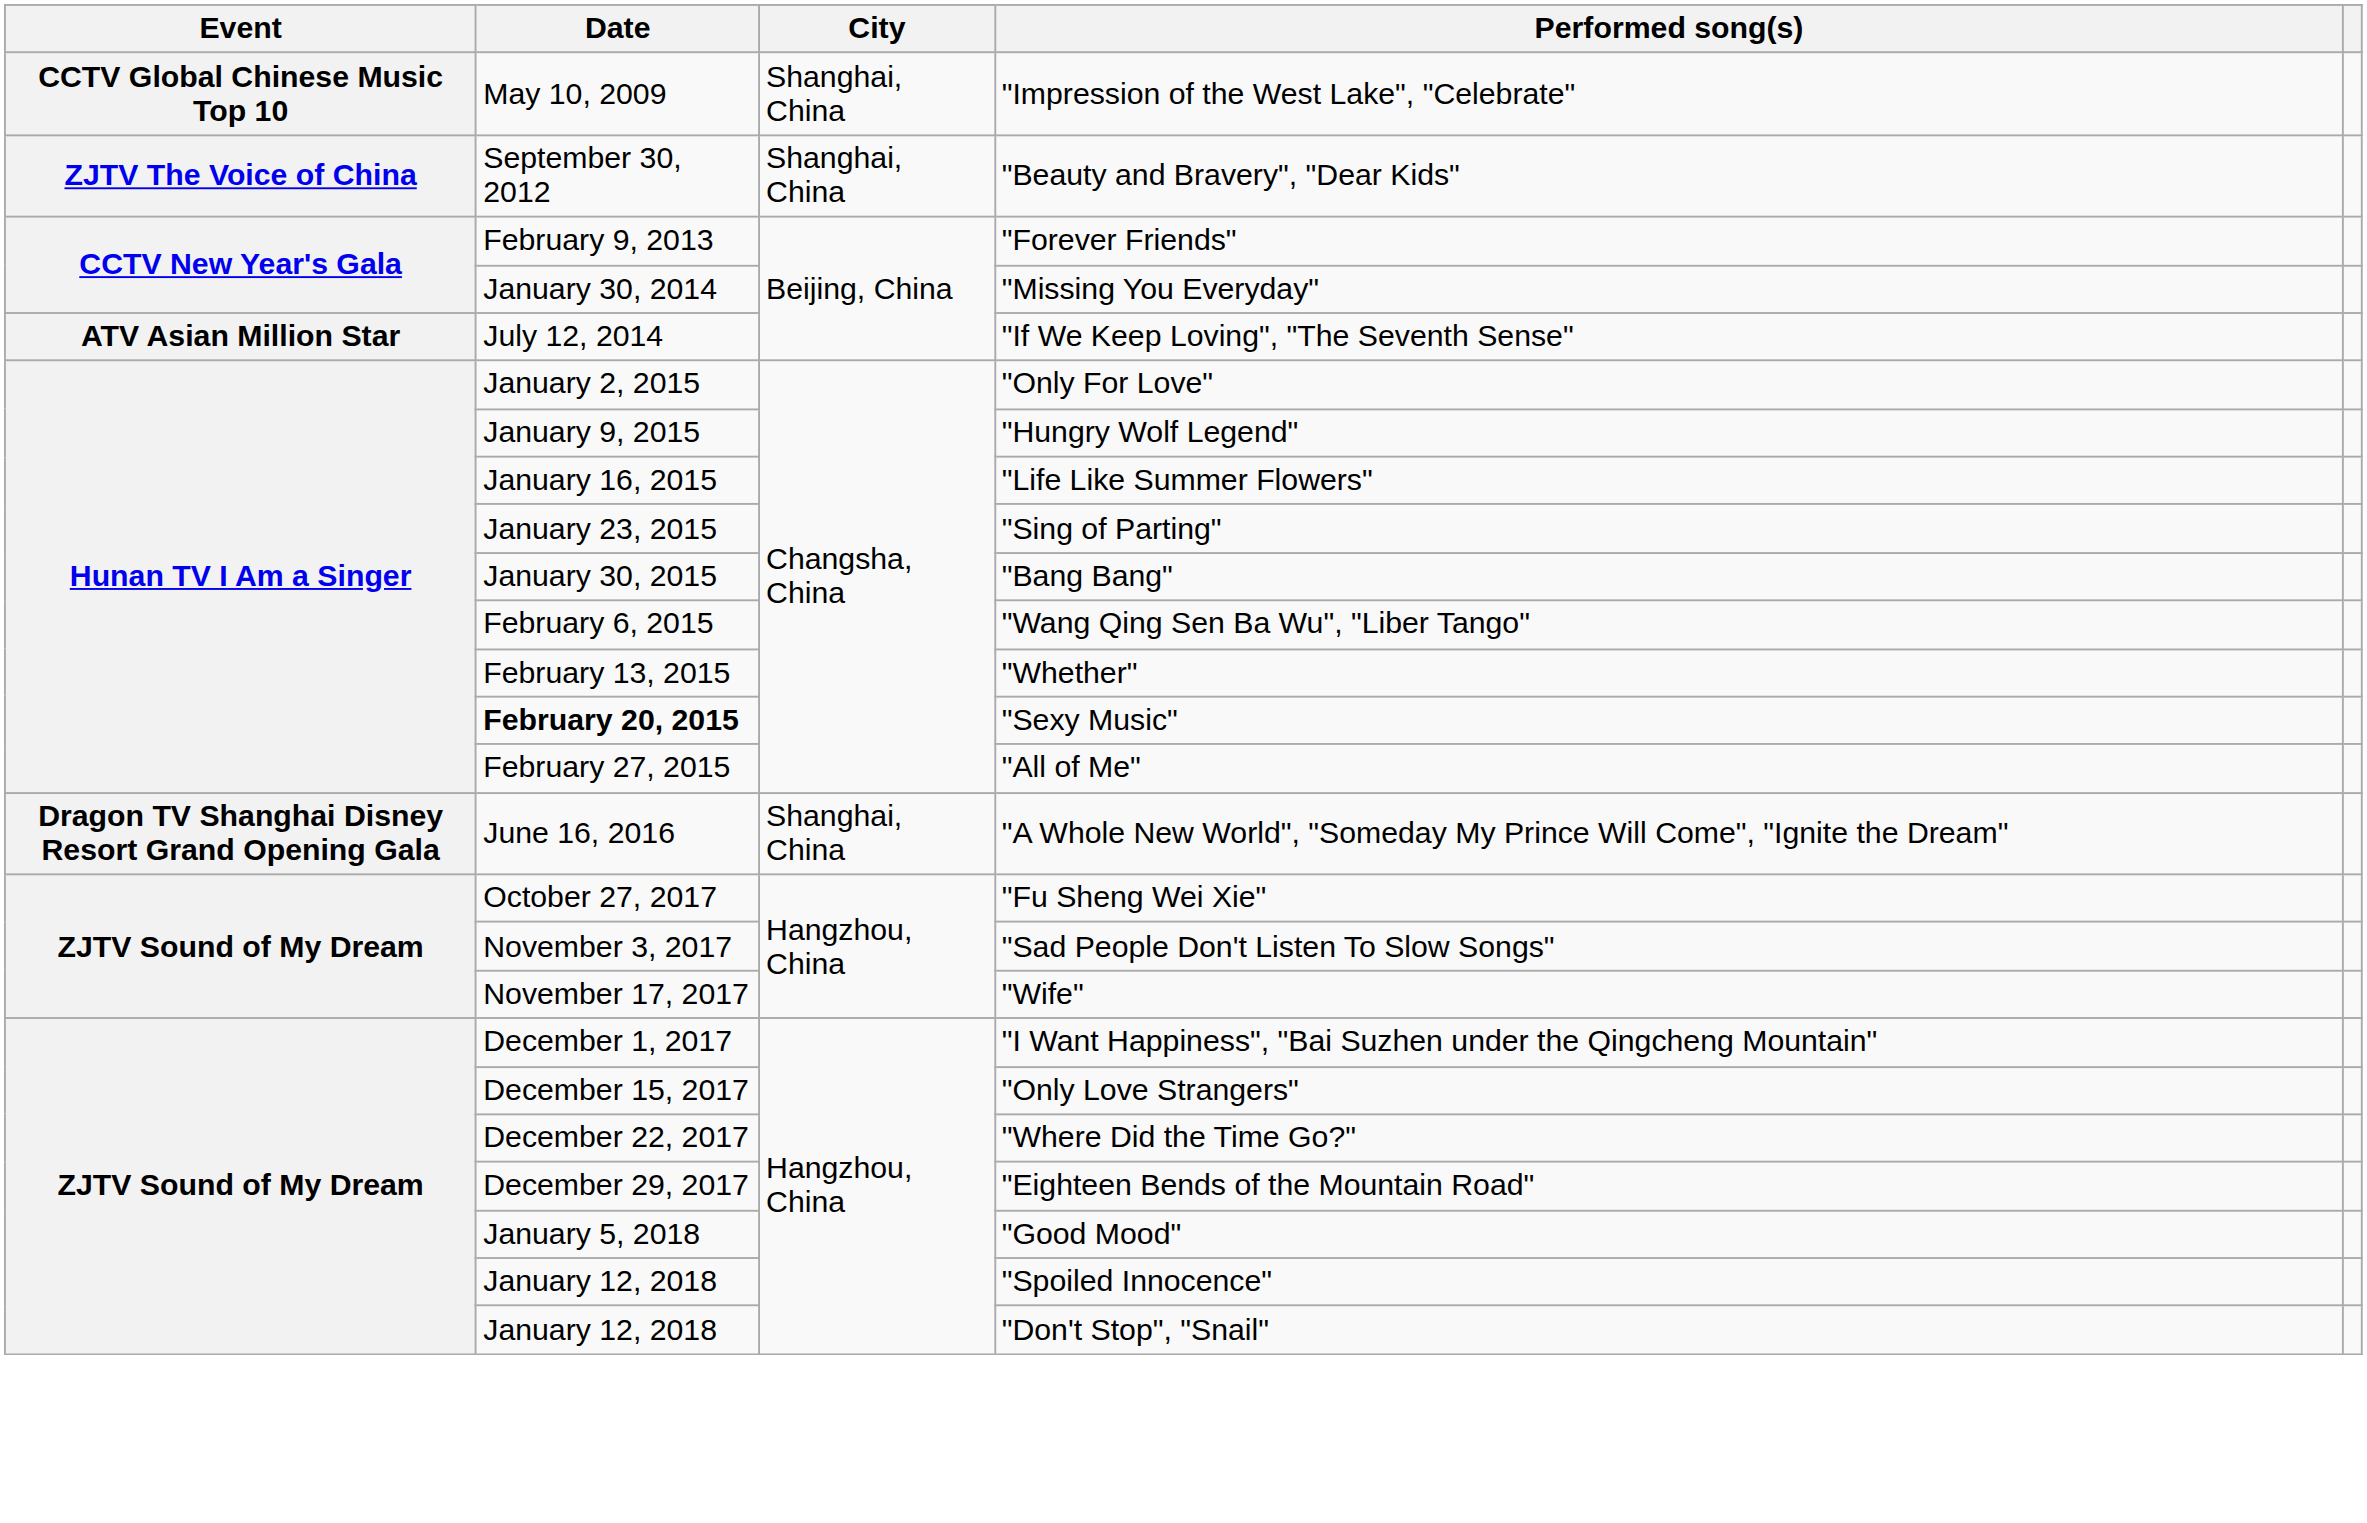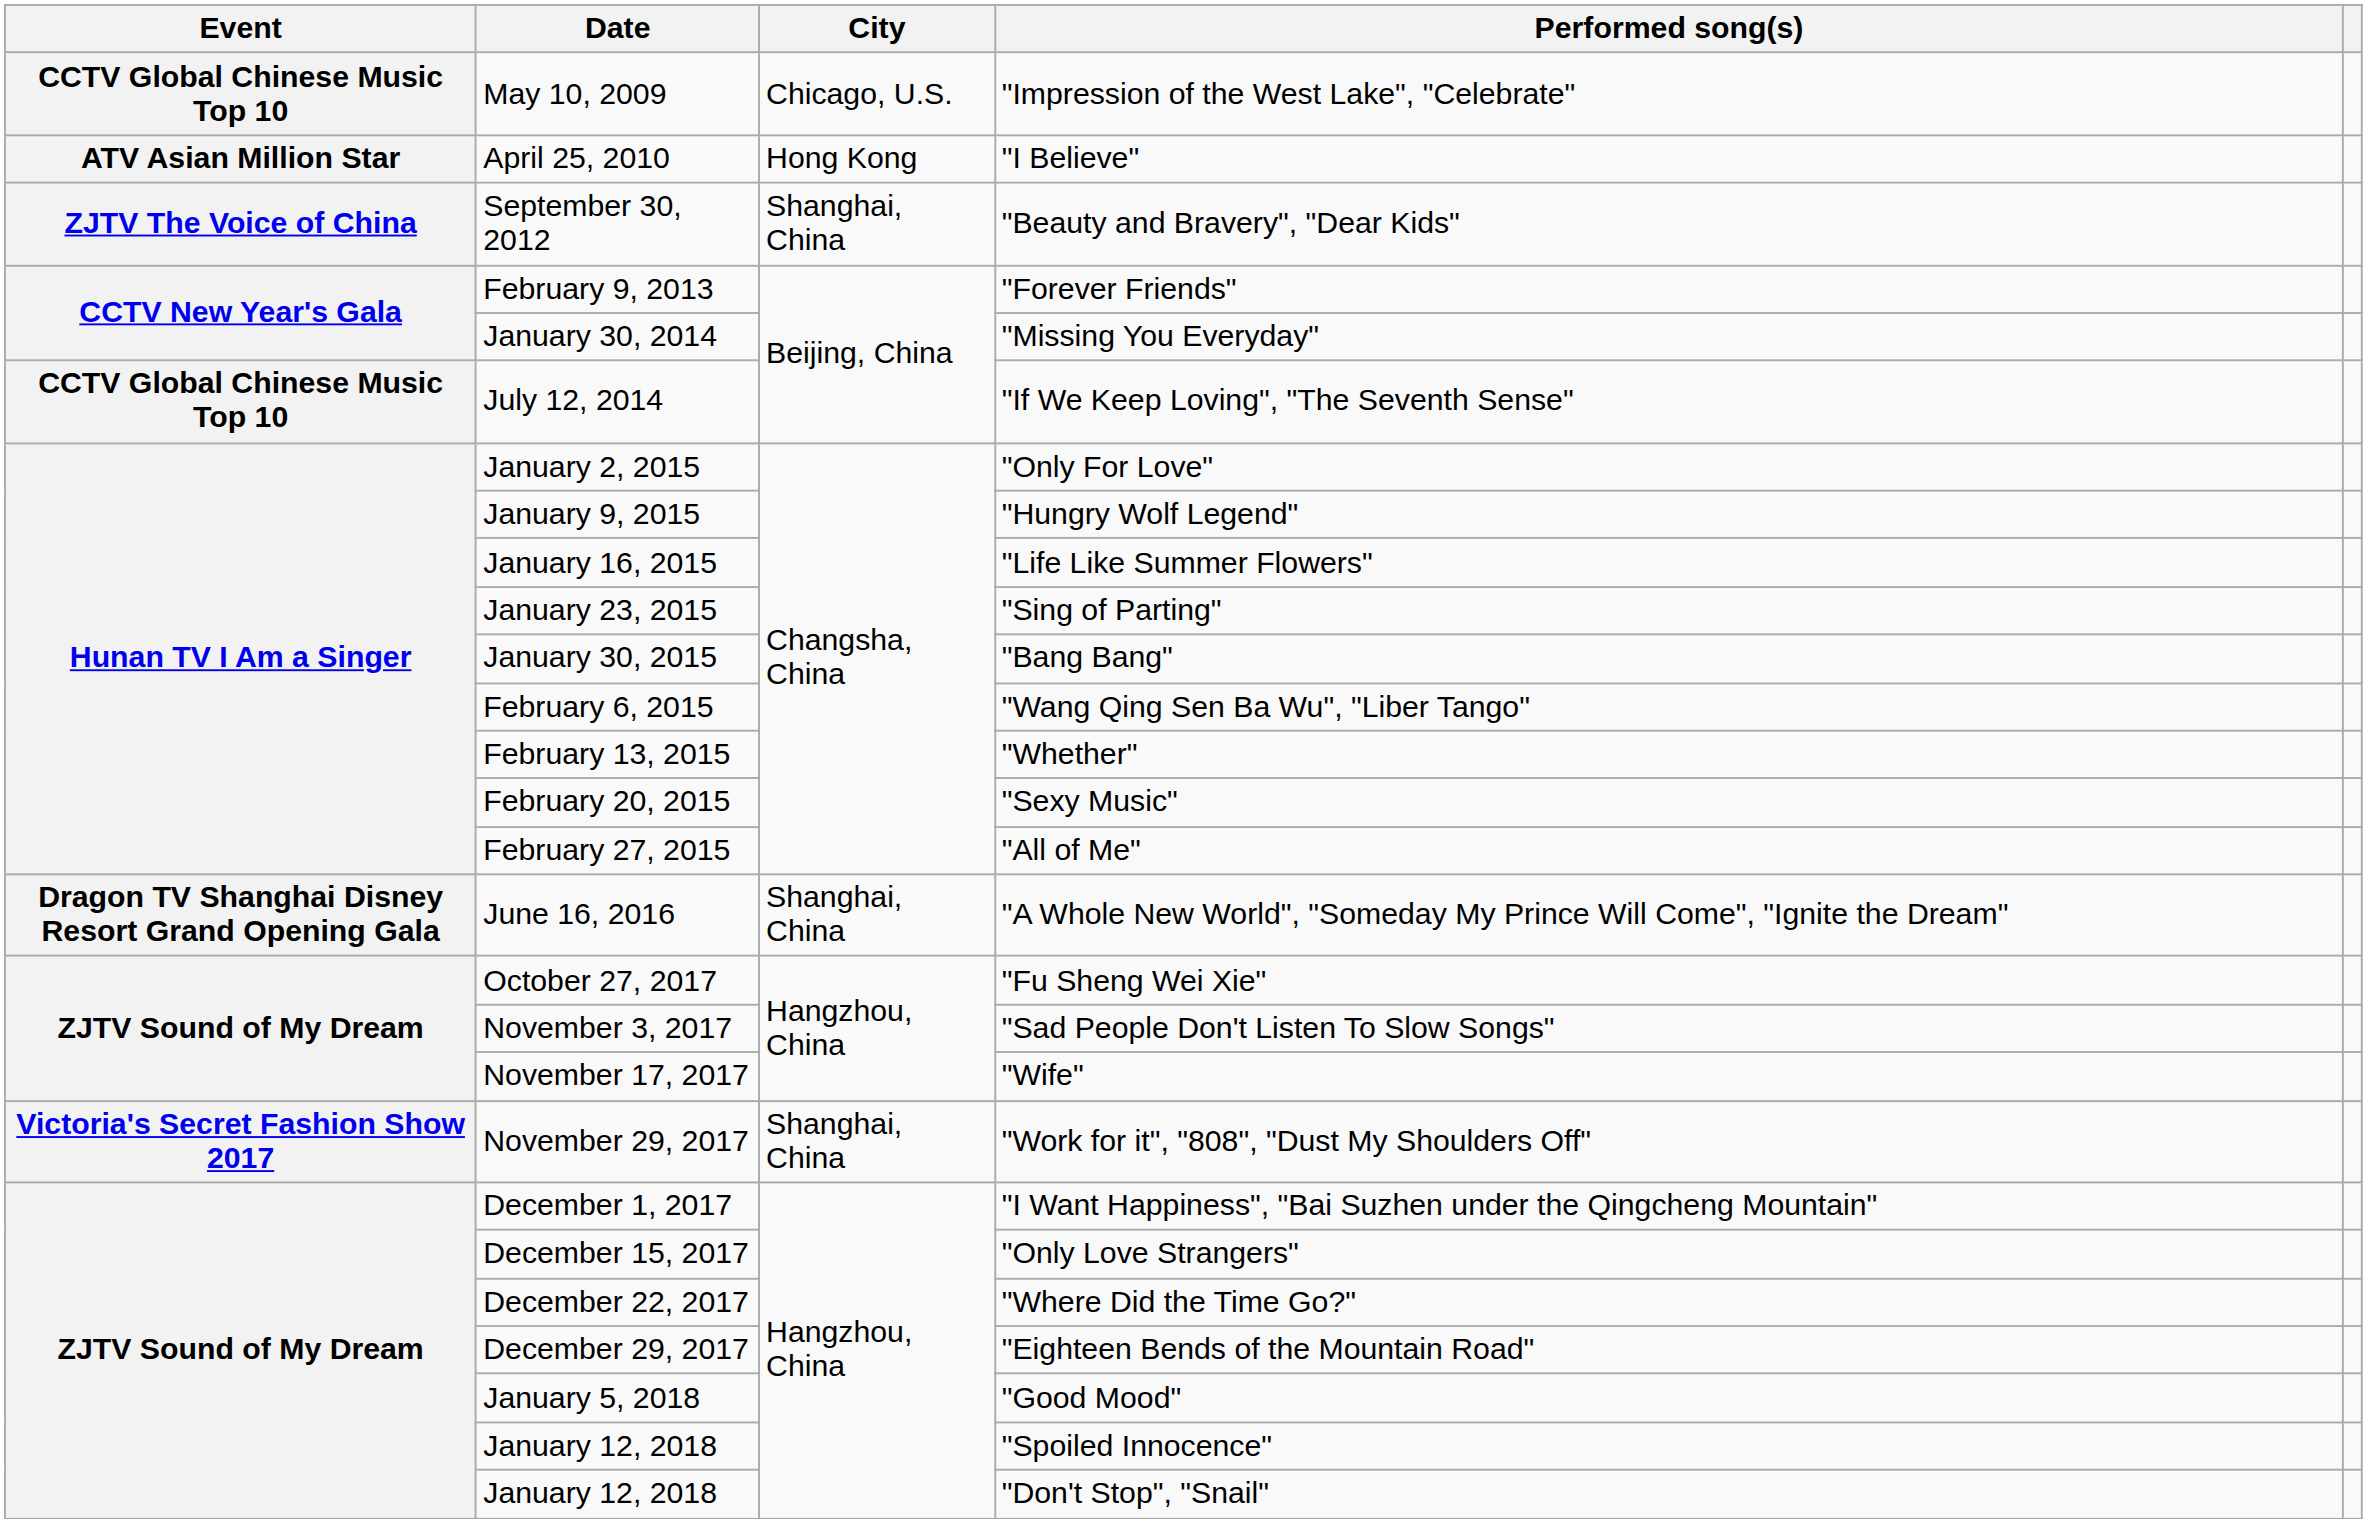(834, 93) Shanghai, China -> (859, 93) Chicago, U.S.
+ row: (1070, 158)
(241, 336) ATV Asian Million Star -> (241, 401) CCTV Global Chinese Music Top 10
(611, 719) bold -> (607, 801) normal
+ row: (1296, 1140)
